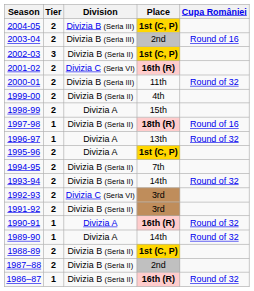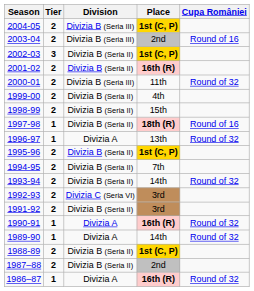(100, 68) Divizia C (Seria VI) -> (100, 68) Divizia B (Seria II)
(100, 110) Divizia A -> (100, 110) Divizia B (Seria II)
(100, 153) Divizia A -> (100, 153) Divizia B (Seria II)
(100, 280) Divizia B (Seria II) -> (100, 280) Divizia A
